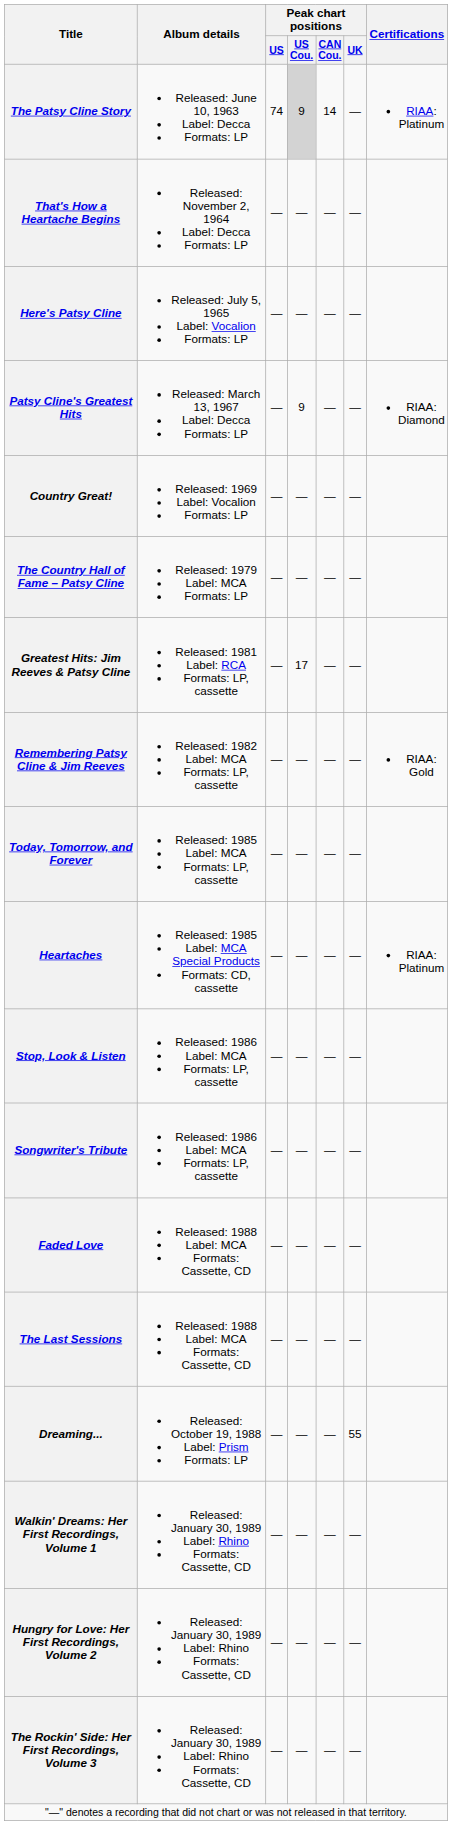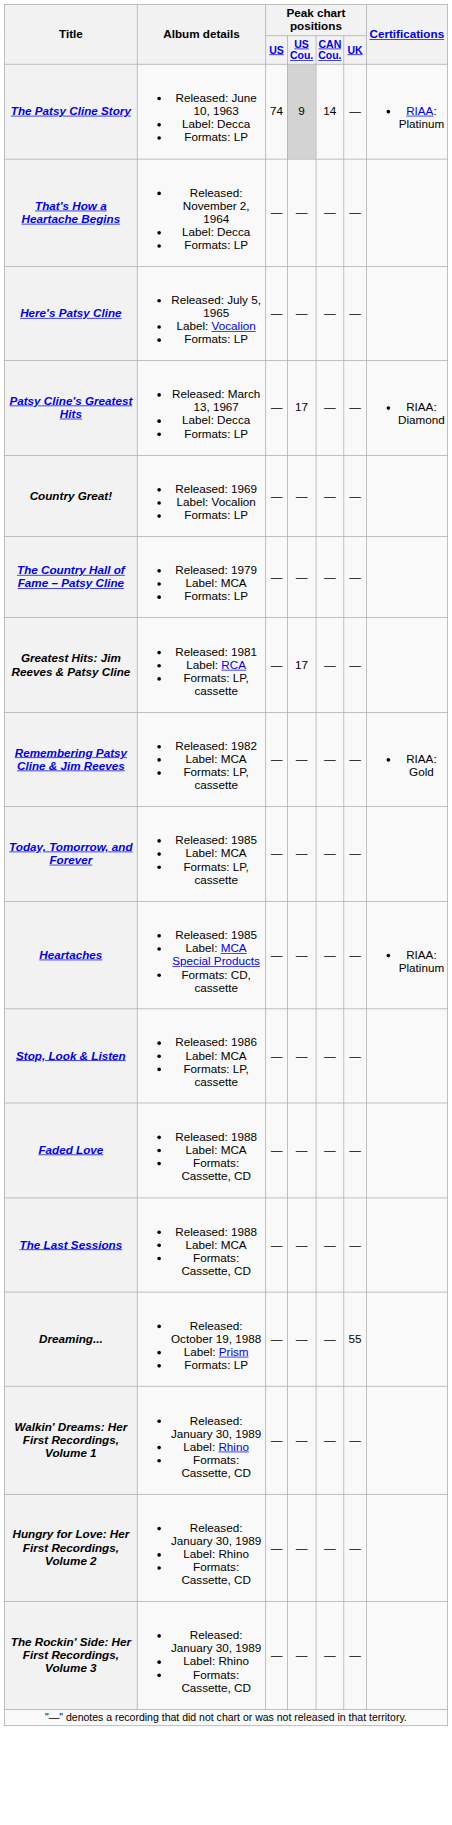(302, 408) 9 -> (302, 408) 17
- row: (71, 1150)
